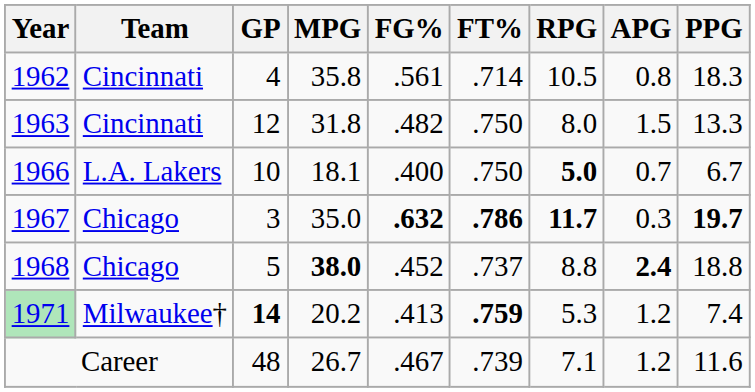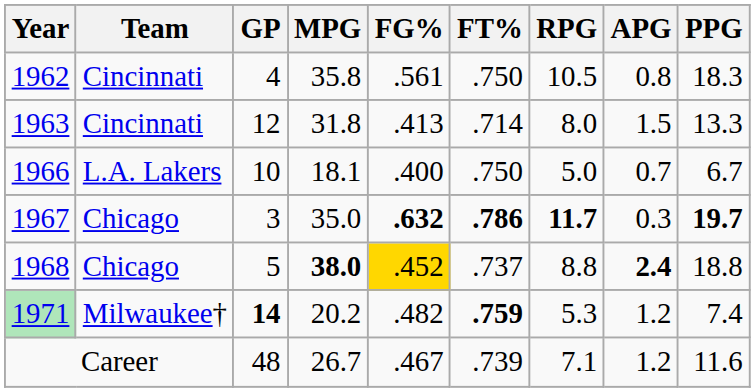(498, 76) .714 -> (498, 76) .750
(418, 123) .482 -> (418, 123) .413
(498, 123) .750 -> (498, 123) .714
(579, 171) bold -> (579, 171) normal
(418, 266) no background -> (418, 266) gold background
(418, 314) .413 -> (418, 314) .482
